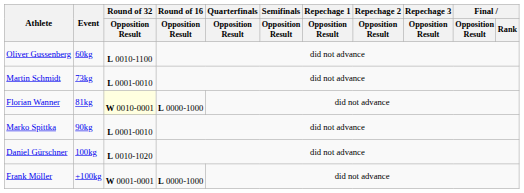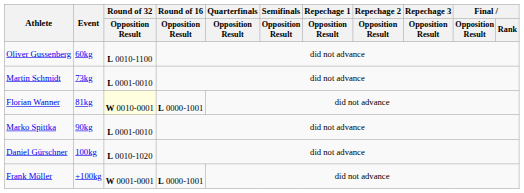(181, 108) L 0000-1000 -> (181, 108) L 0000-1001
(181, 181) L 0000-1000 -> (181, 181) L 0000-1001
